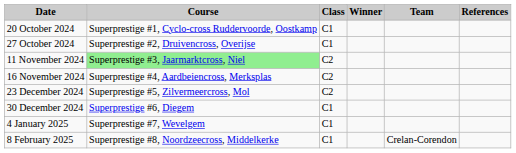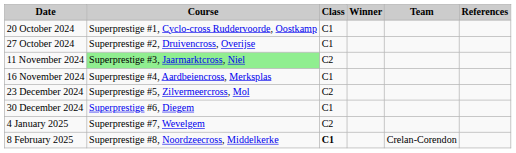(328, 76) C2 -> (328, 76) C1
(328, 124) C1 -> (328, 124) C2
(328, 140) normal -> (328, 140) bold
